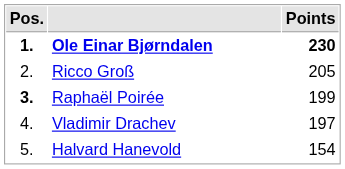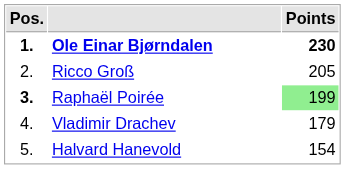(322, 98) no background -> (322, 98) lightgreen background
(322, 124) 197 -> (322, 124) 179
